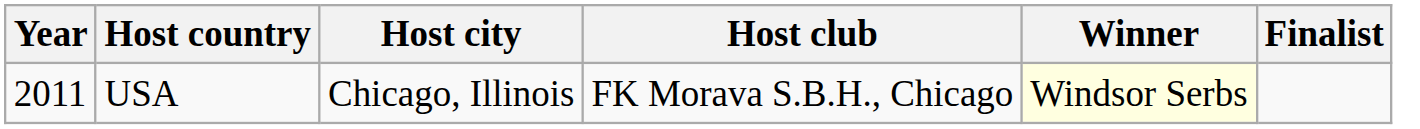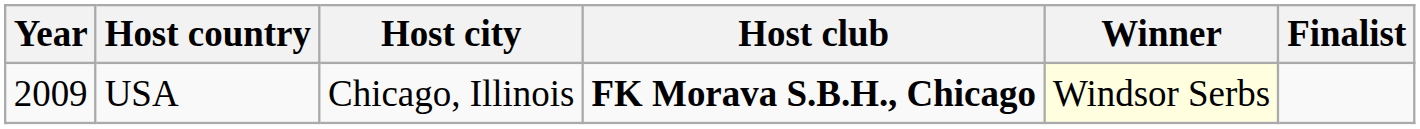(50, 92) 2011 -> (51, 92) 2009
(802, 92) normal -> (814, 92) bold
